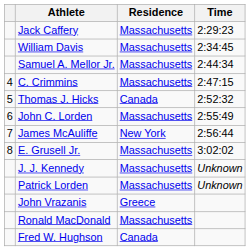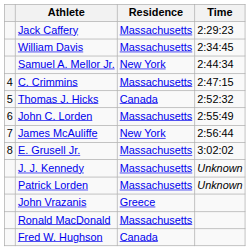(156, 64) Massachusetts -> (143, 64) New York
